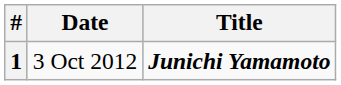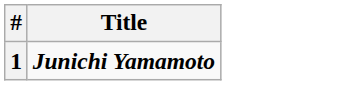- column: (85, 23)
